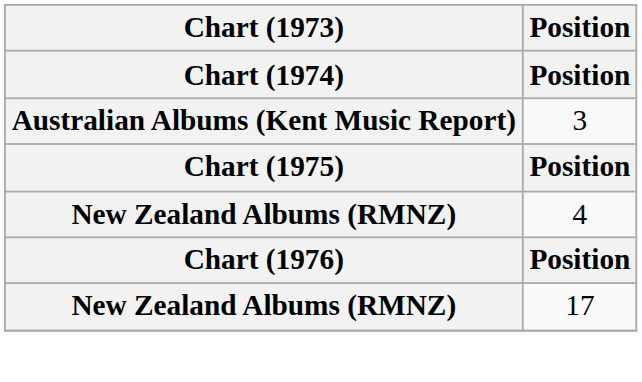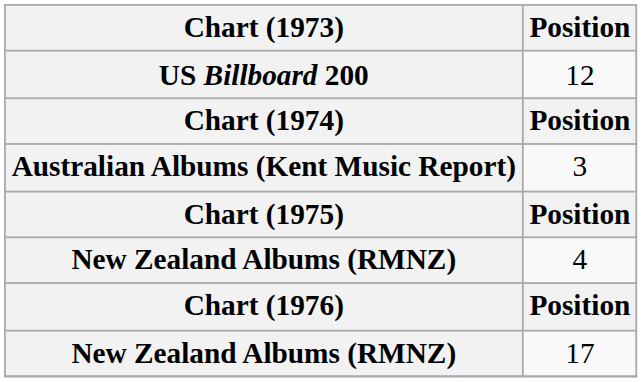+ row: (580, 74)
